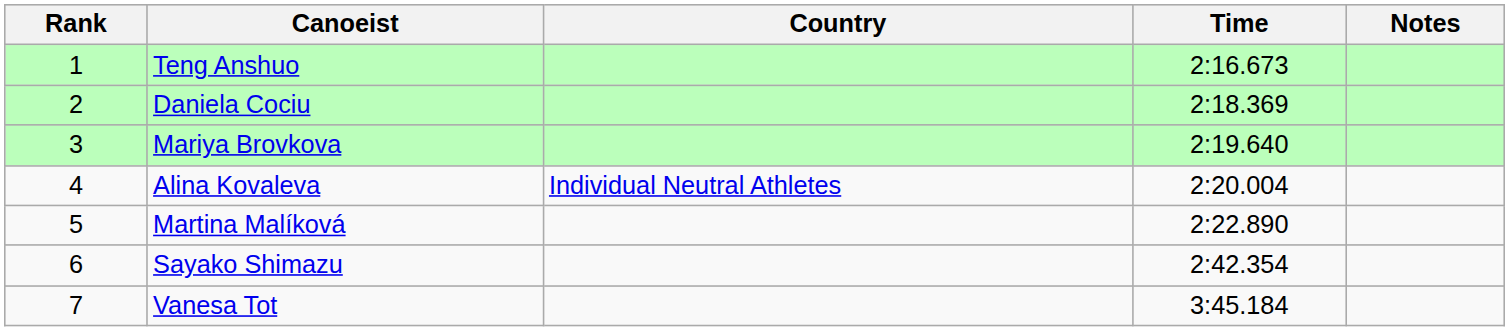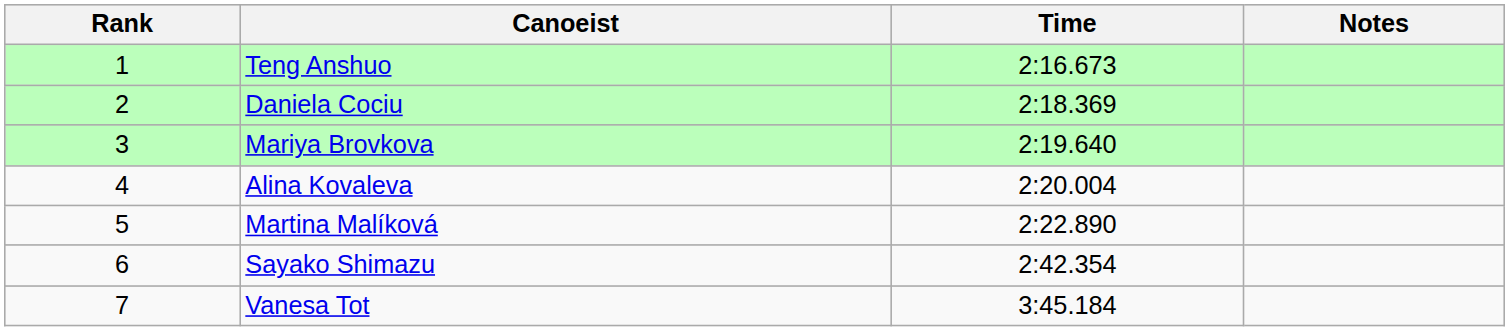- column: (838, 24)
